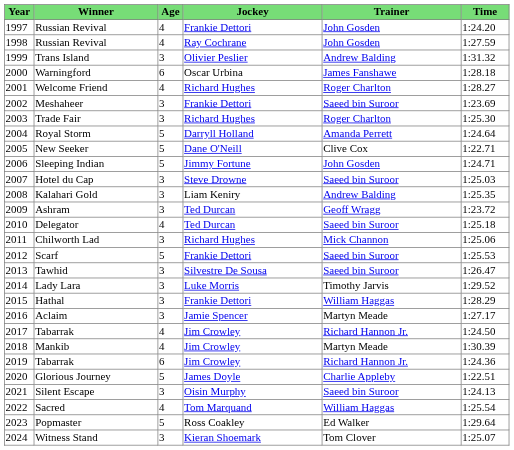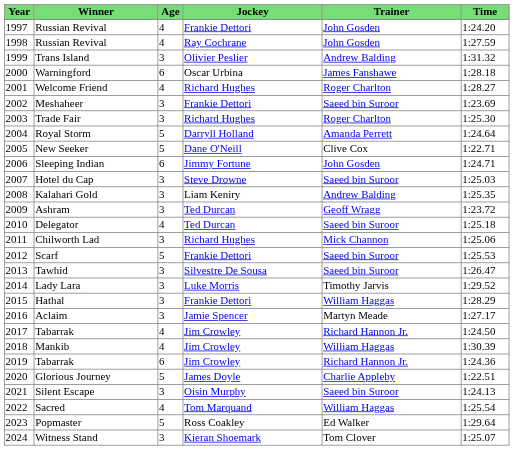(162, 164) 5 -> (162, 164) 6
(356, 346) Martyn Meade -> (359, 346) William Haggas
